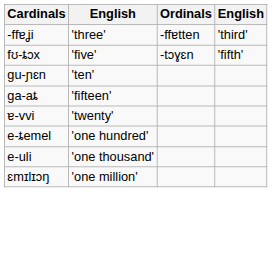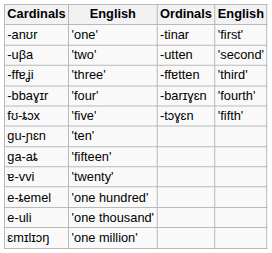+ row: (22, 34)
+ row: (20, 55)
+ row: (28, 95)
